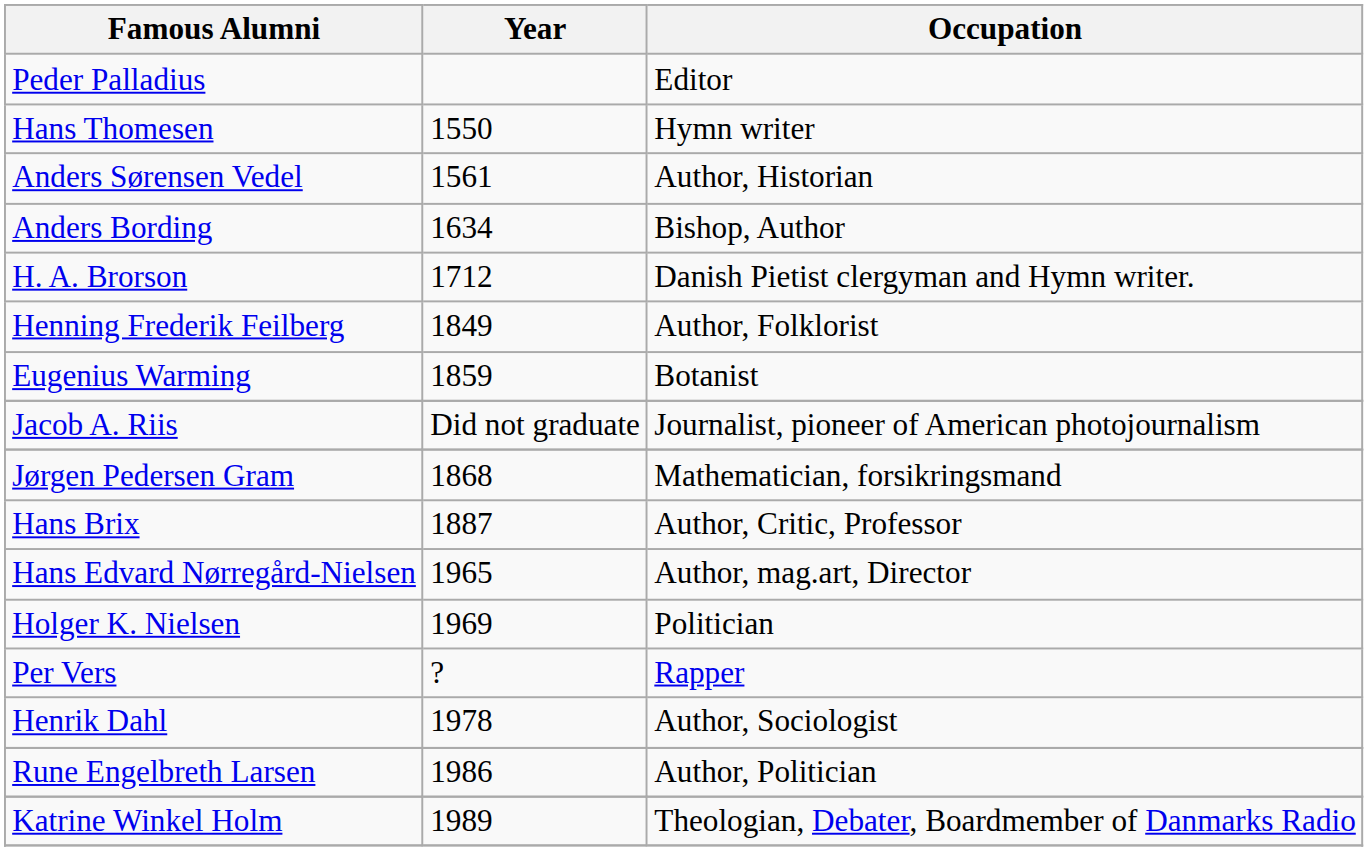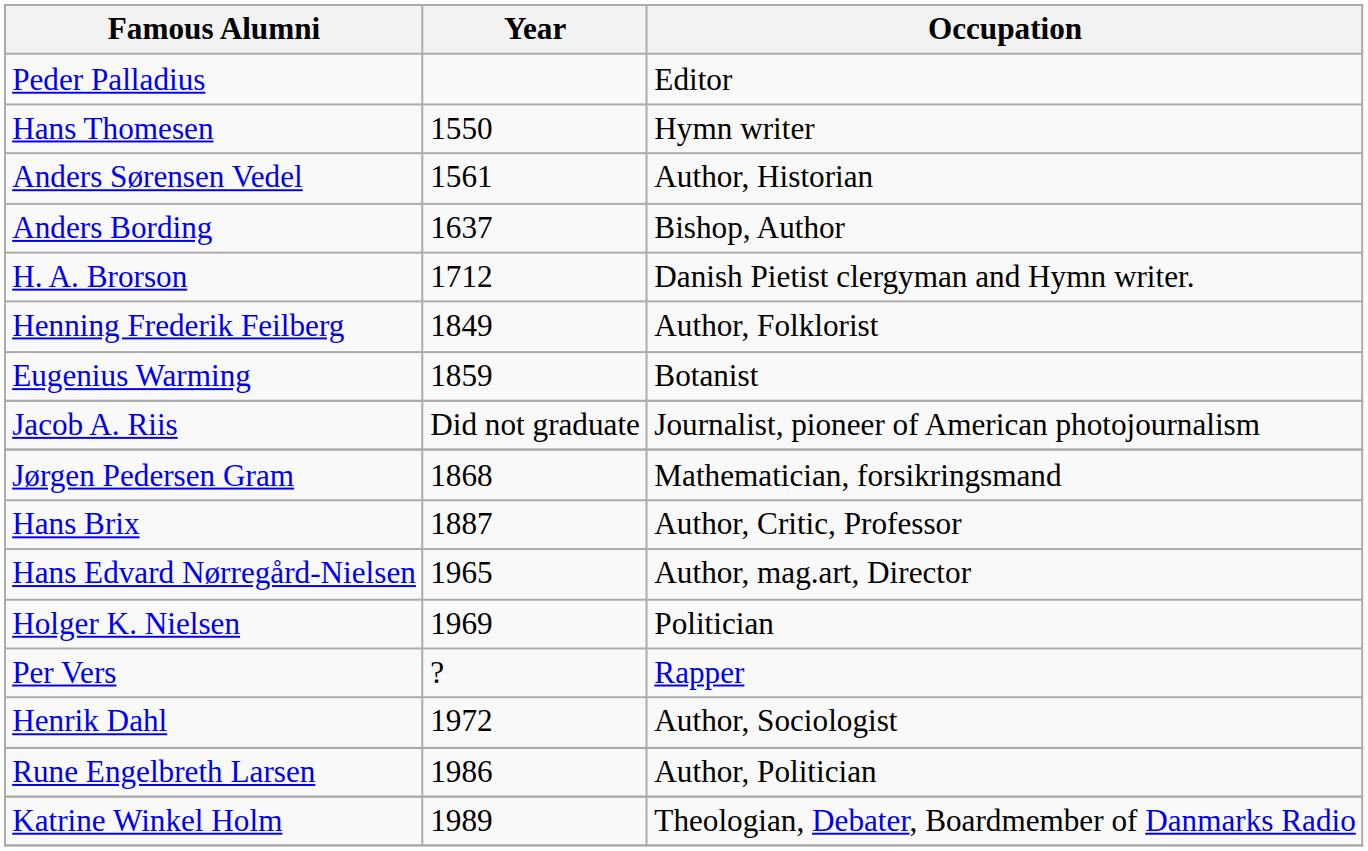(461, 227) 1634 -> (461, 227) 1637
(461, 721) 1978 -> (461, 721) 1972
